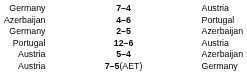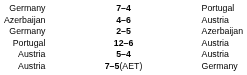(215, 8) Austria -> (218, 8) Portugal
(218, 20) Portugal -> (215, 20) Austria
(222, 54) Azerbaijan -> (215, 54) Austria
